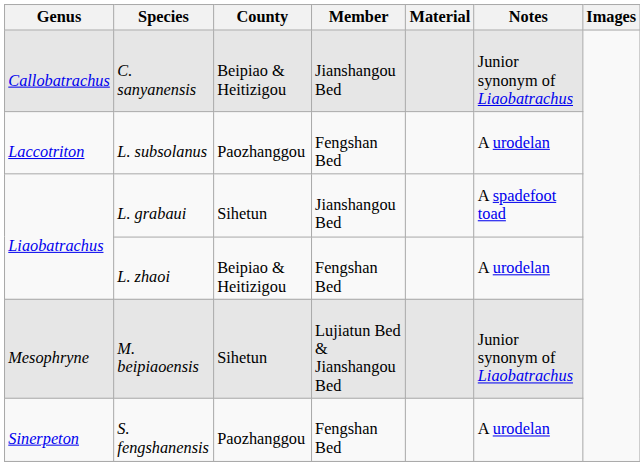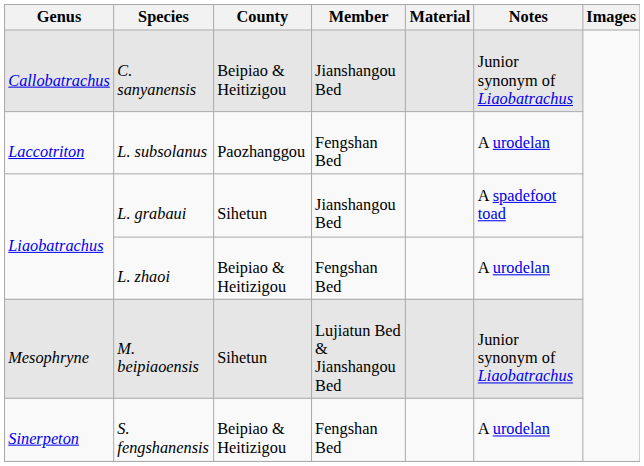(261, 438) Paozhanggou -> (252, 438) Beipiao & Heitizigou
